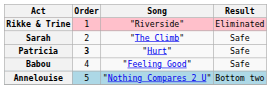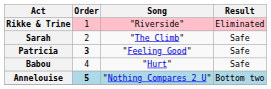(157, 51) "Hurt" -> (157, 51) "Feeling Good"
(157, 64) "Feeling Good" -> (157, 64) "Hurt"
(87, 78) normal -> (87, 78) bold
